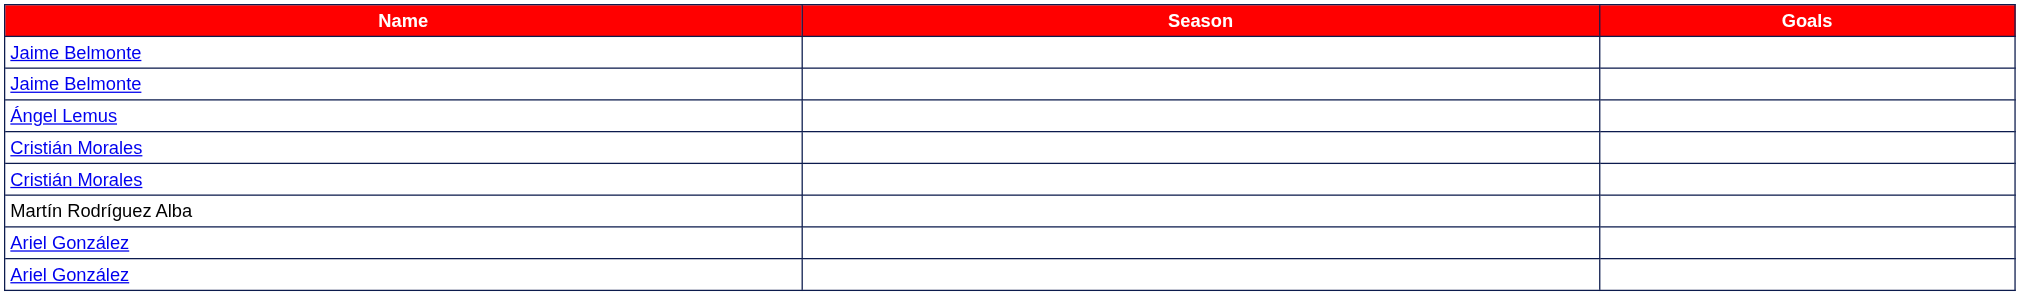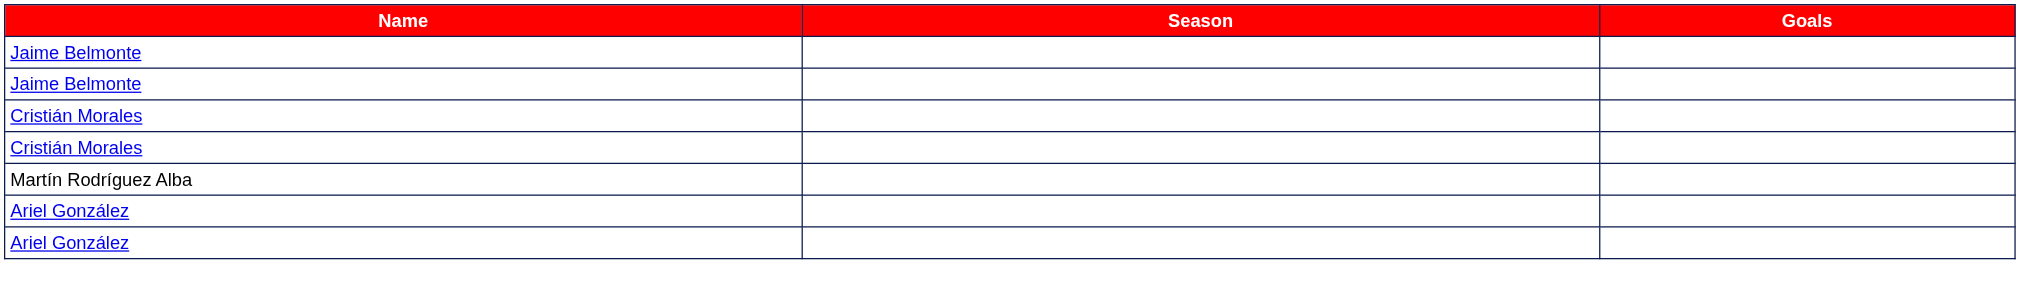- row: (64, 116)
